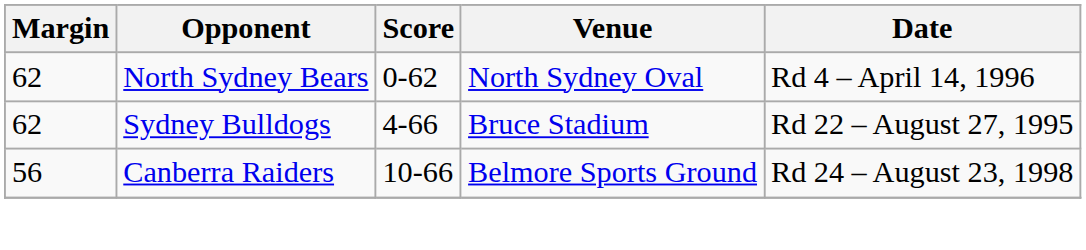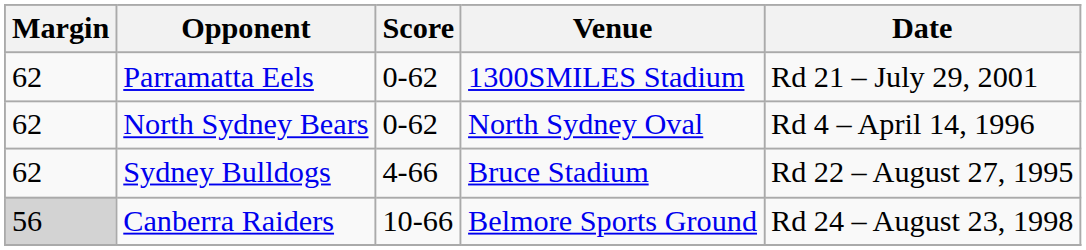+ row: (219, 76)
(27, 172) no background -> (27, 220) lightgrey background
